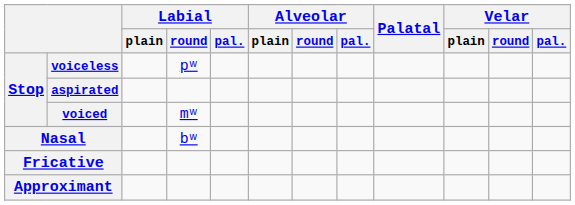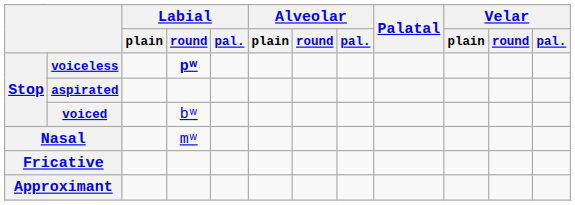(189, 65) normal -> (189, 65) bold
(189, 114) mʷ -> (189, 114) bʷ
(189, 139) bʷ -> (189, 139) mʷ
